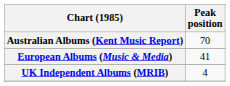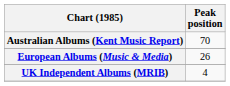(205, 56) 41 -> (205, 56) 26
